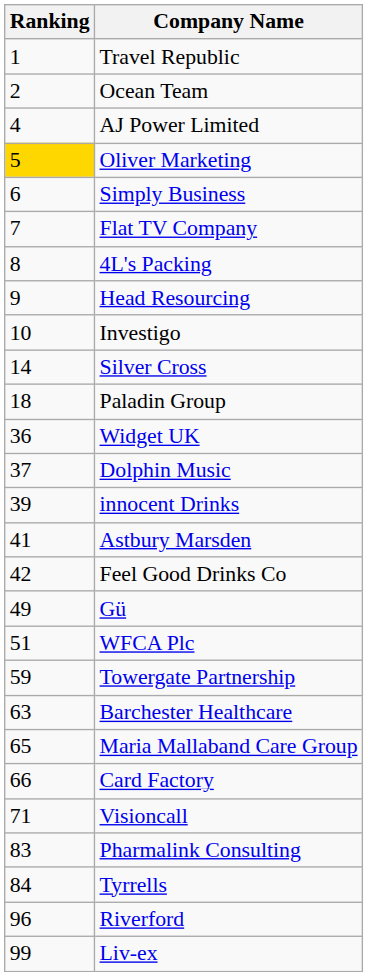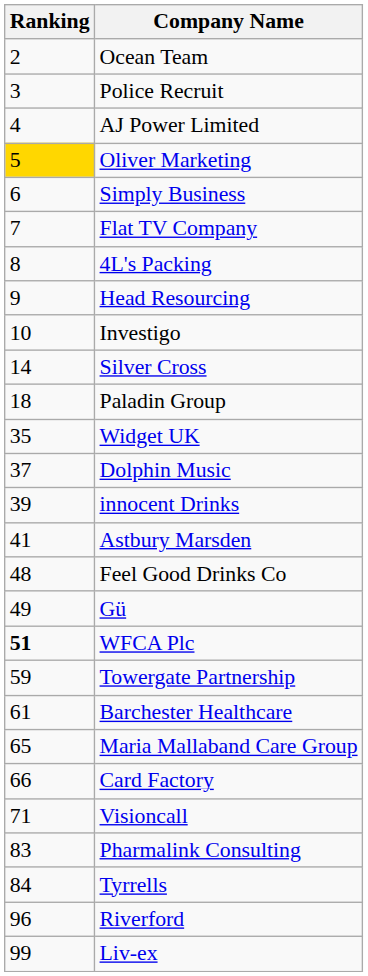- row: (170, 56)
+ row: (162, 90)
(21, 435) 36 -> (21, 435) 35
(21, 573) 42 -> (21, 573) 48
(21, 642) normal -> (21, 642) bold
(21, 711) 63 -> (21, 711) 61
